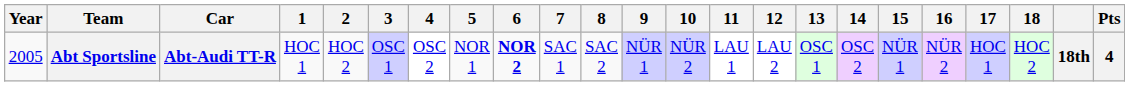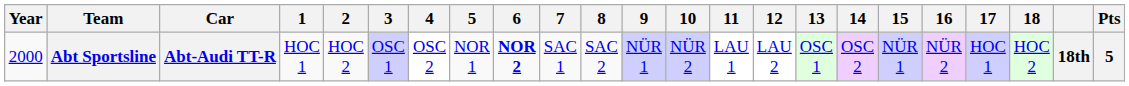(26, 56) 2005 -> (26, 56) 2000
(1109, 56) 4 -> (1109, 56) 5
